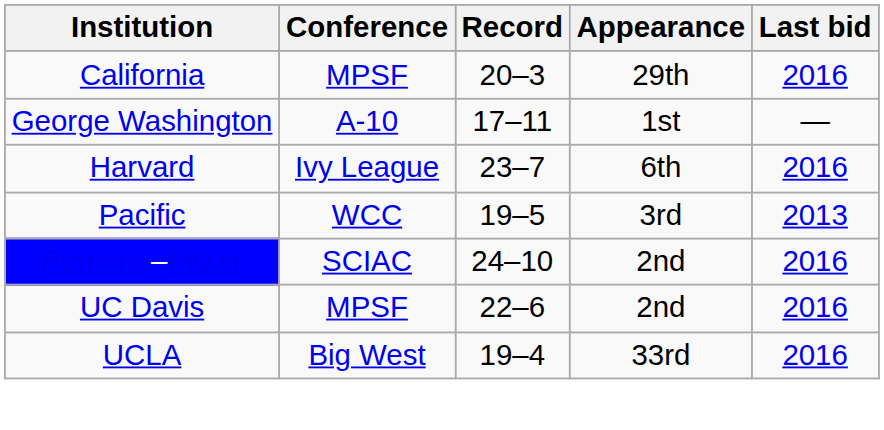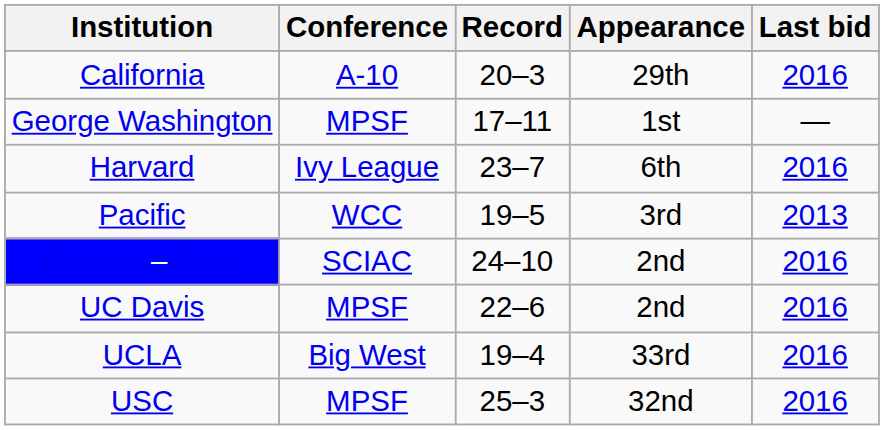(367, 74) MPSF -> (367, 74) A-10
(367, 121) A-10 -> (367, 121) MPSF
+ row: (142, 401)
